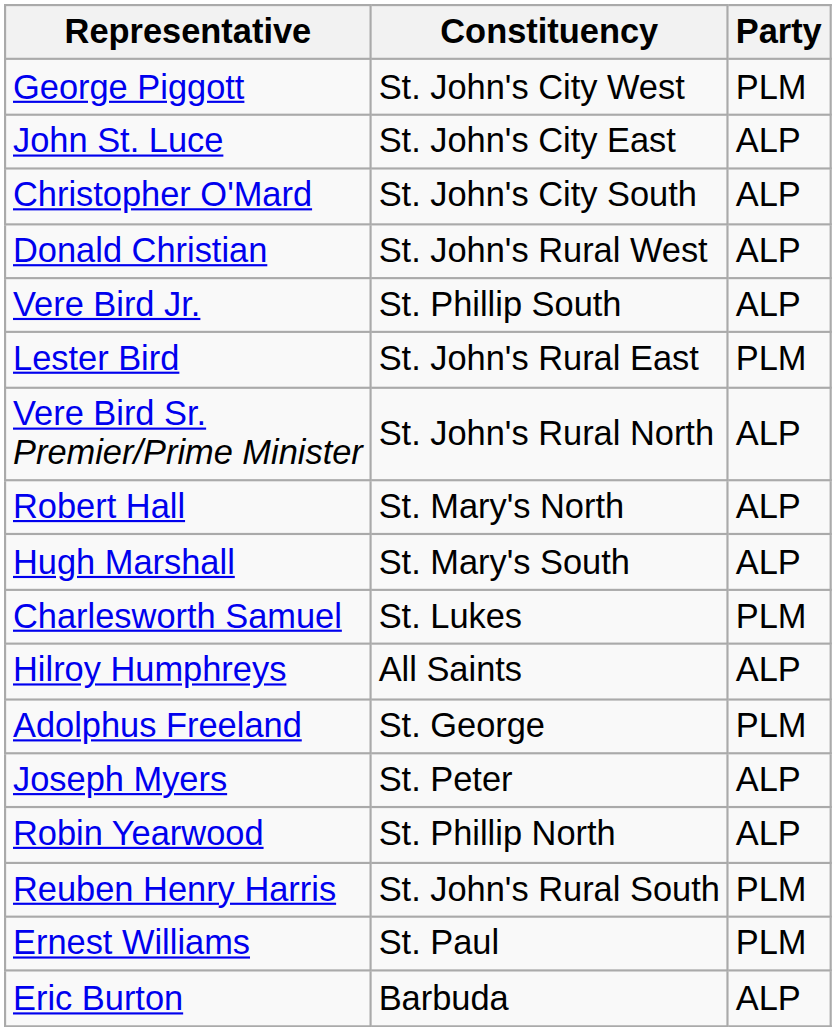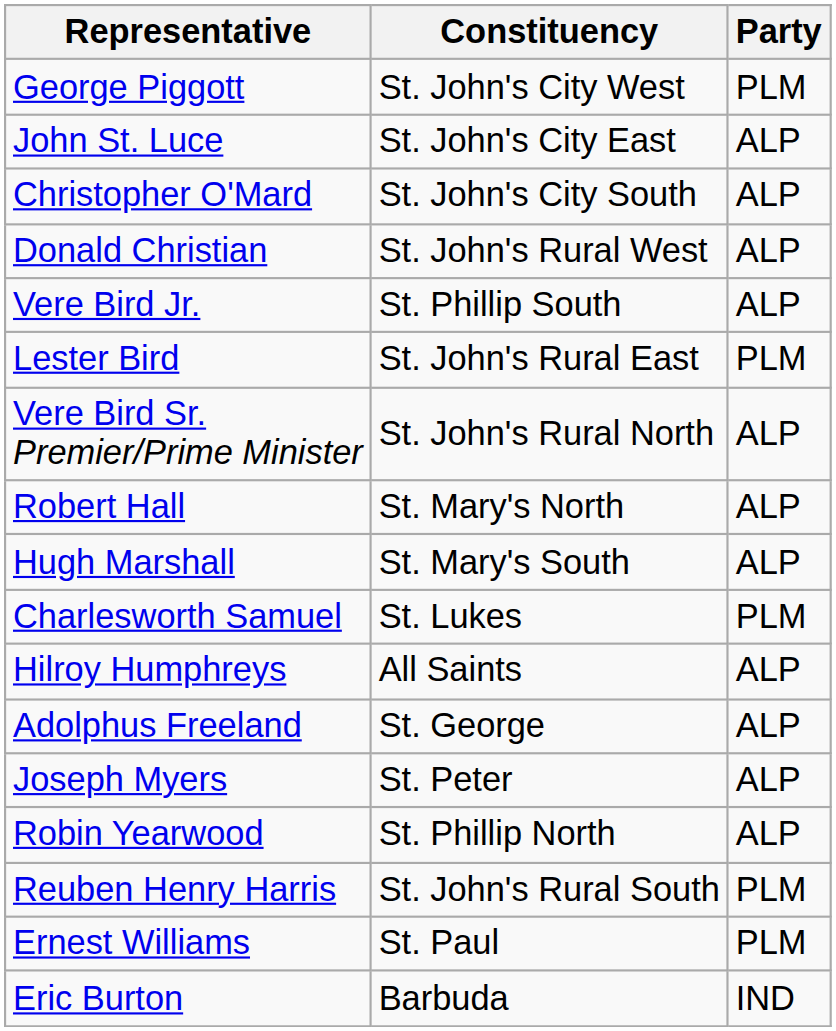(771, 725) PLM -> (768, 725) ALP
(768, 997) ALP -> (765, 997) IND
